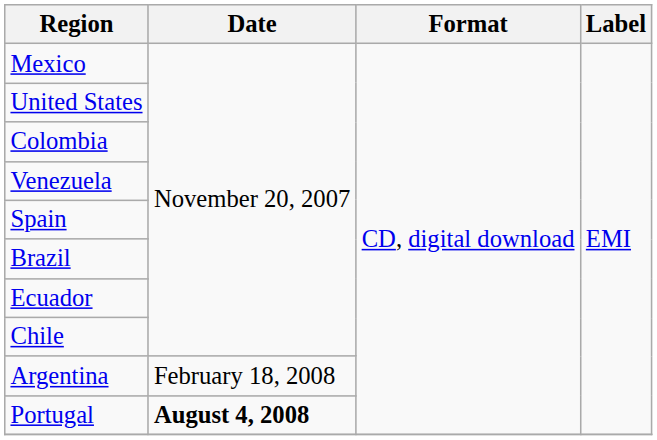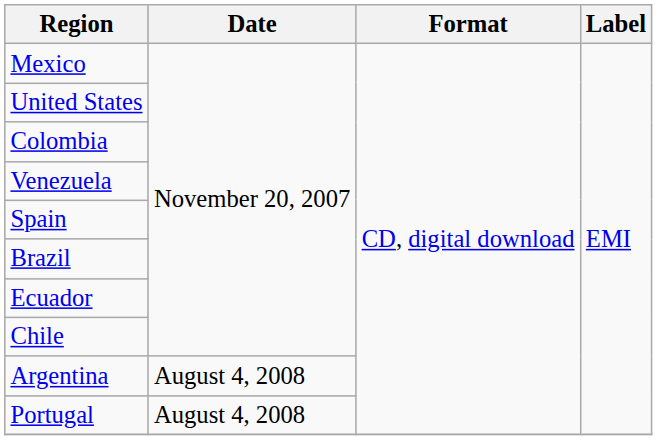(245, 375) February 18, 2008 -> (230, 375) August 4, 2008
(232, 414) bold -> (230, 414) normal
